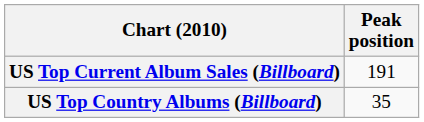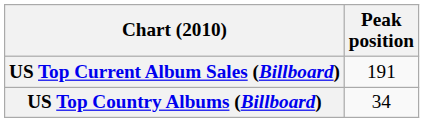(381, 102) 35 -> (381, 102) 34
